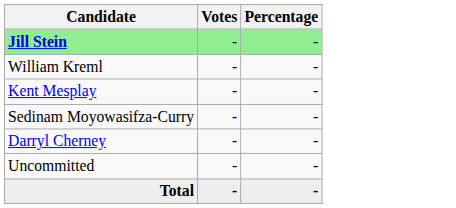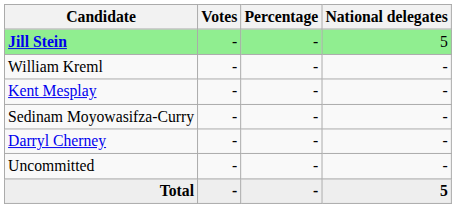+ column: (387, 16)
